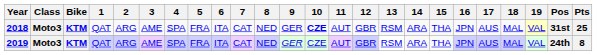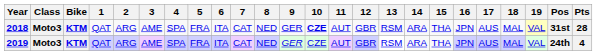(582, 27) 25 -> (582, 27) 28
(582, 43) 8 -> (582, 43) 4
